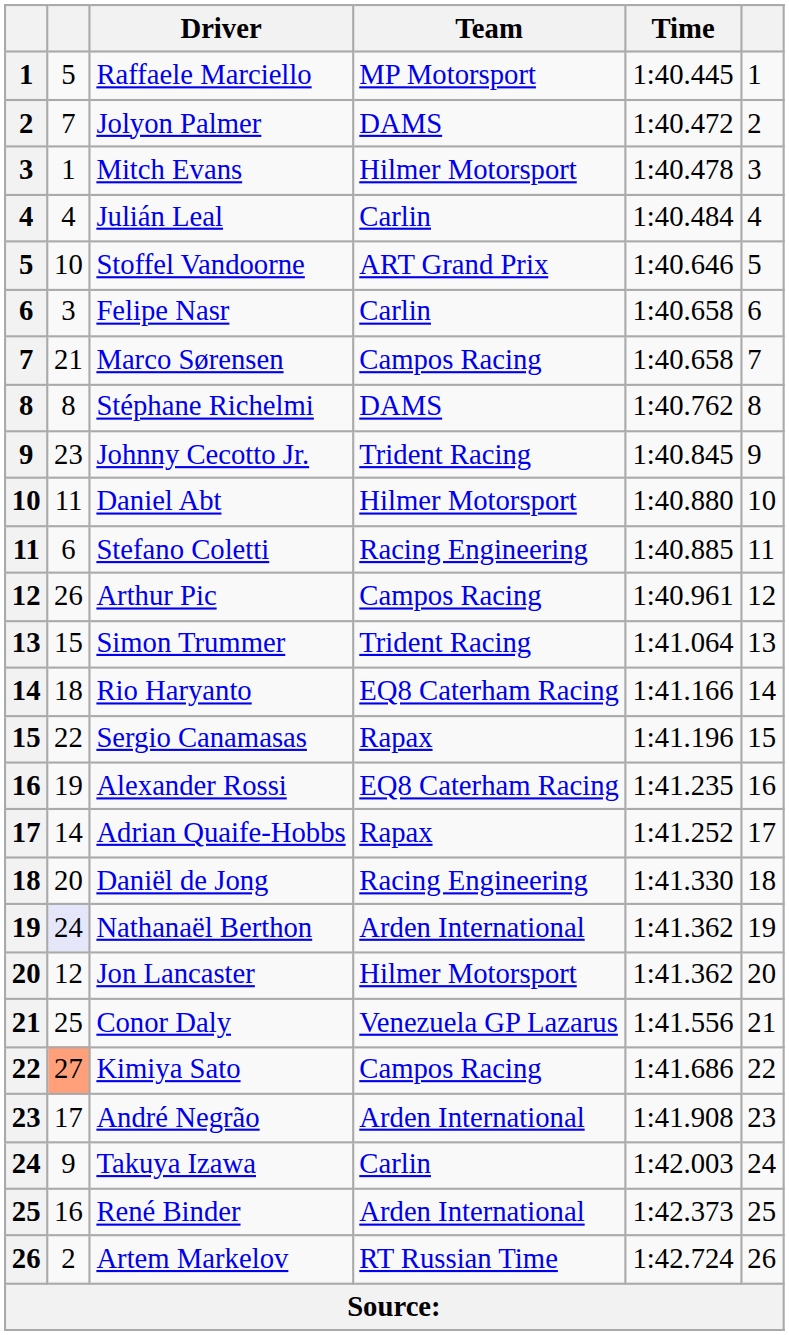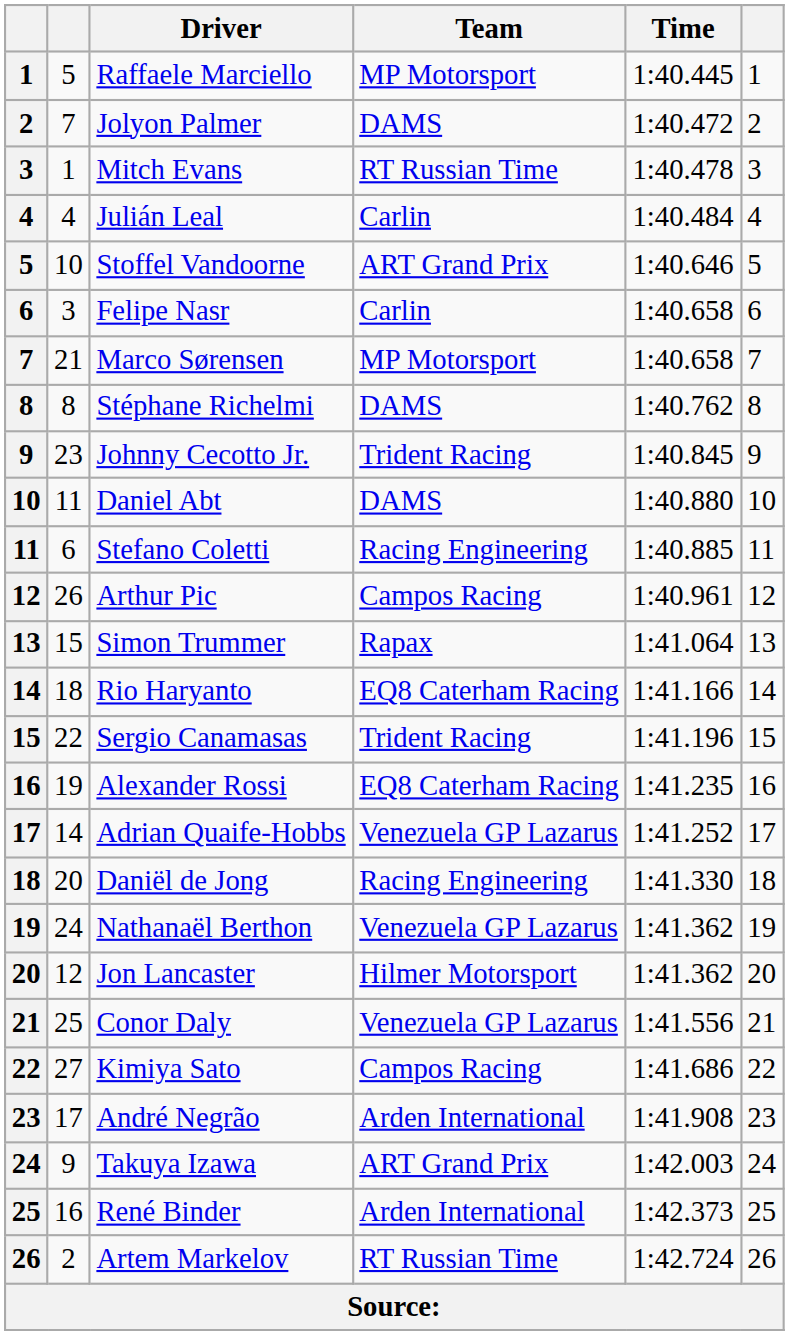(468, 169) Hilmer Motorsport -> (459, 169) RT Russian Time
(450, 359) Campos Racing -> (448, 359) MP Motorsport
(468, 501) Hilmer Motorsport -> (401, 501) DAMS
(445, 643) Trident Racing -> (396, 643) Rapax
(396, 737) Rapax -> (445, 737) Trident Racing
(396, 832) Rapax -> (489, 832) Venezuela GP Lazarus
(68, 927) lavender background -> (68, 927) no background
(472, 927) Arden International -> (489, 927) Venezuela GP Lazarus
(68, 1069) lightsalmon background -> (68, 1069) no background
(395, 1164) Carlin -> (454, 1164) ART Grand Prix
